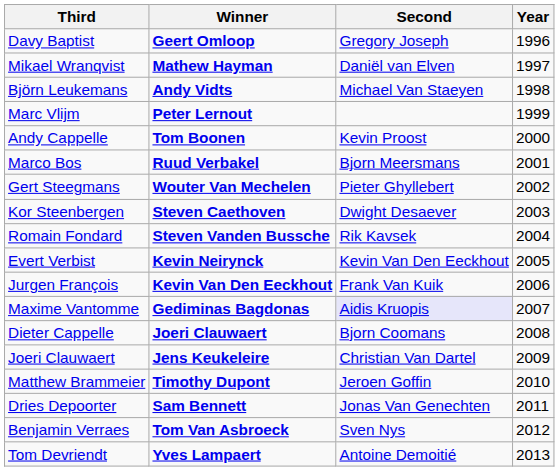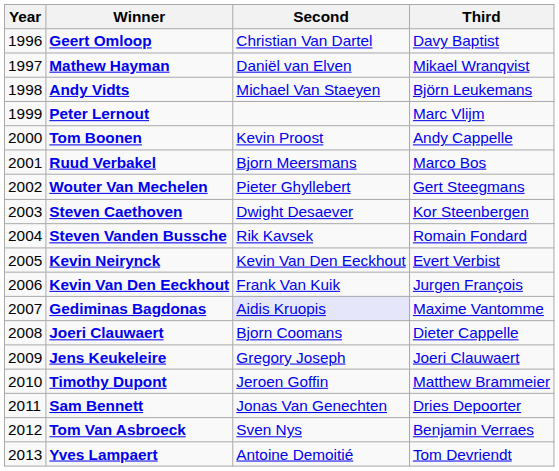columns swapped: (533, 17) <-> (77, 17)
(394, 41) Gregory Joseph -> (304, 41) Christian Van Dartel
(408, 357) Christian Van Dartel -> (291, 357) Gregory Joseph
